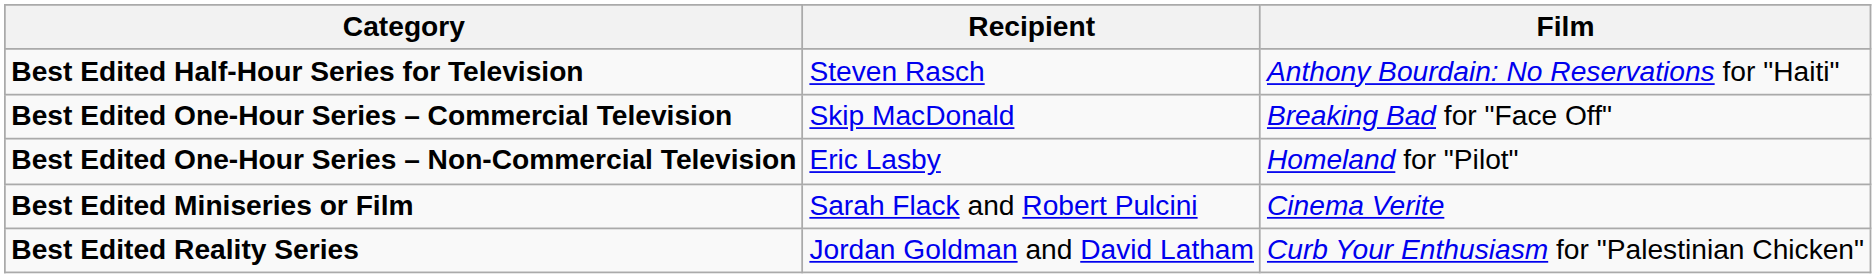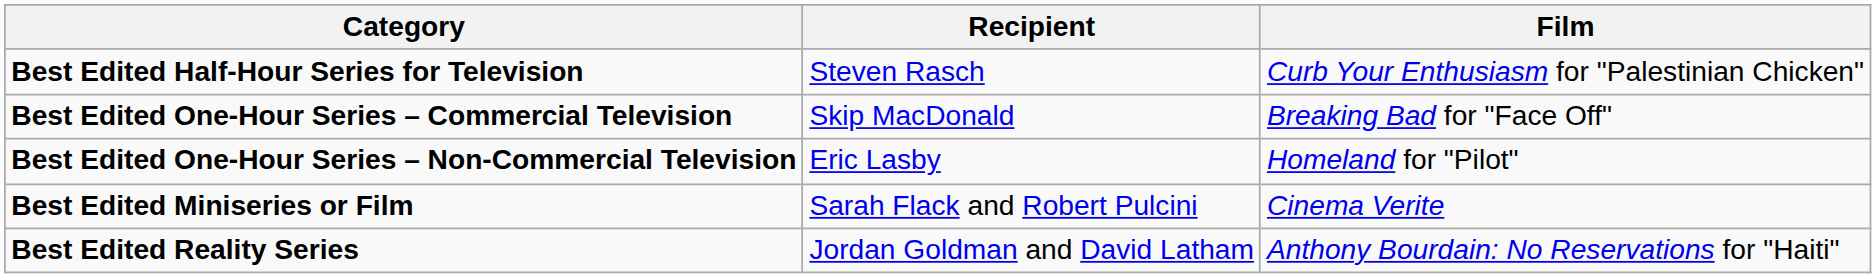(1553, 71) Anthony Bourdain: No Reservations for "Haiti" -> (1566, 71) Curb Your Enthusiasm for "Palestinian Chicken"
(1566, 250) Curb Your Enthusiasm for "Palestinian Chicken" -> (1553, 250) Anthony Bourdain: No Reservations for "Haiti"
